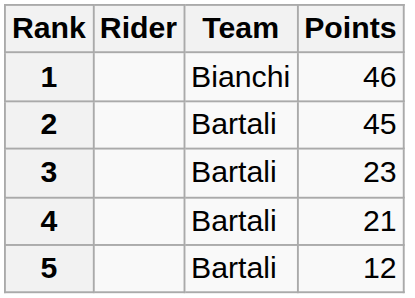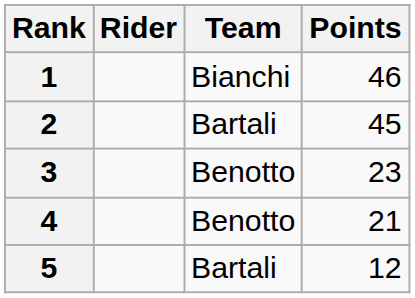(234, 172) Bartali -> (243, 172) Benotto
(234, 220) Bartali -> (243, 220) Benotto
